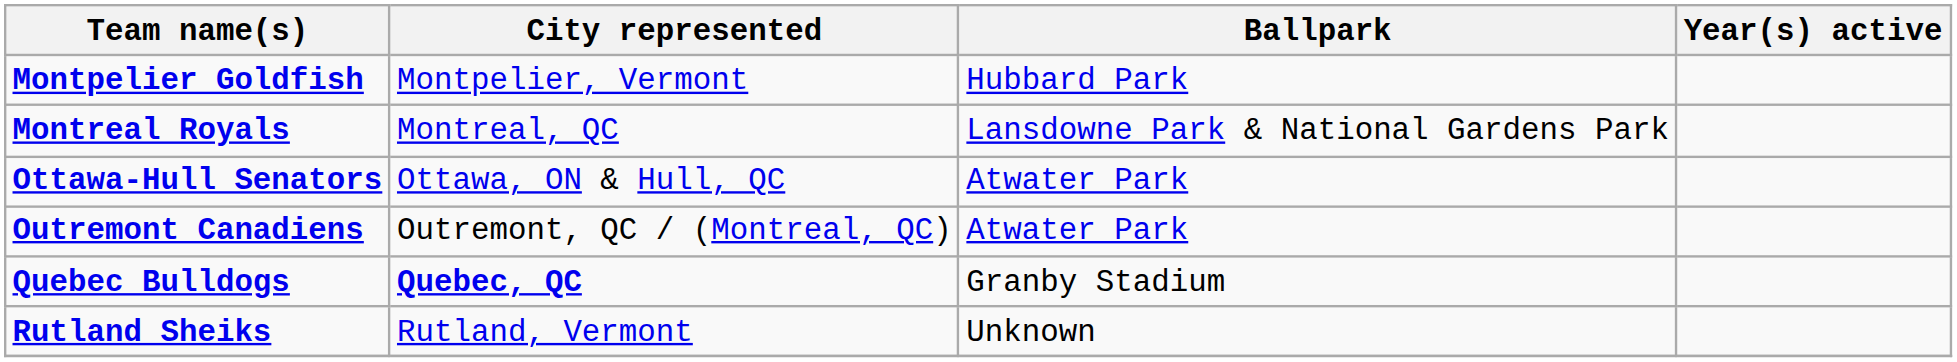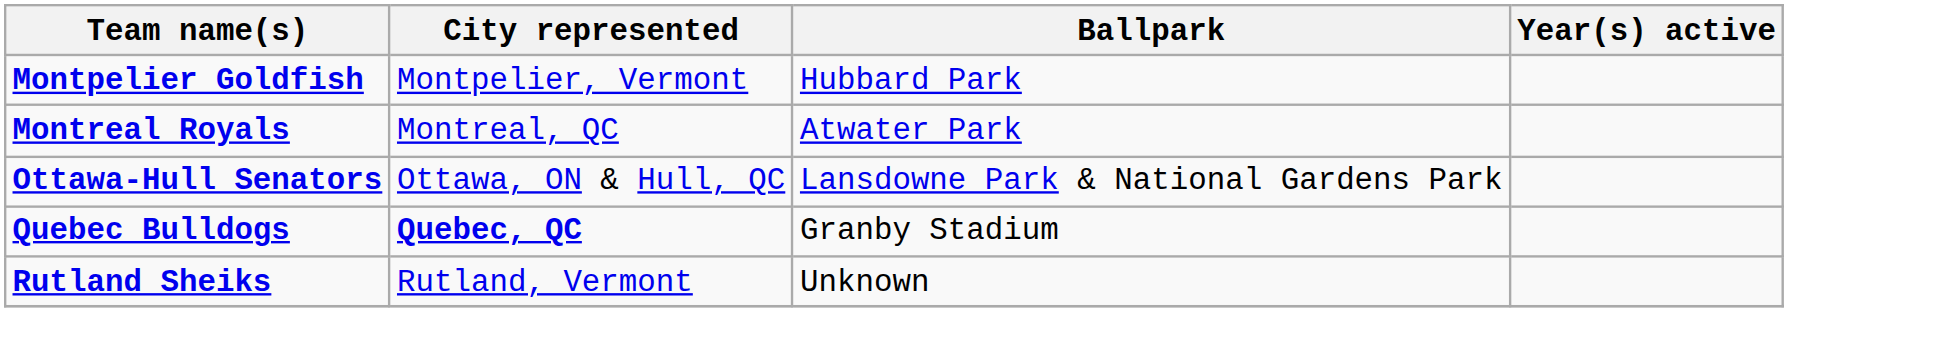(1318, 131) Lansdowne Park & National Gardens Park -> (911, 131) Atwater Park
(1077, 181) Atwater Park -> (1151, 181) Lansdowne Park & National Gardens Park
- row: (188, 231)
